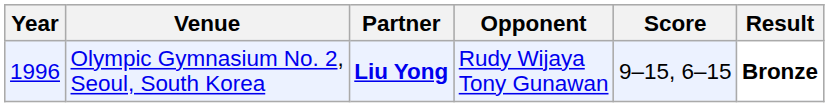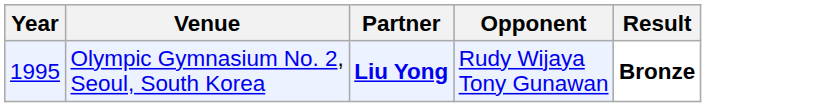- column: (675, 23)
(35, 71) 1996 -> (35, 71) 1995
